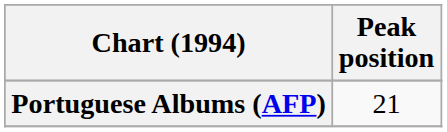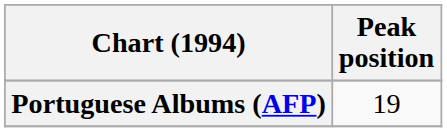(387, 103) 21 -> (387, 103) 19
